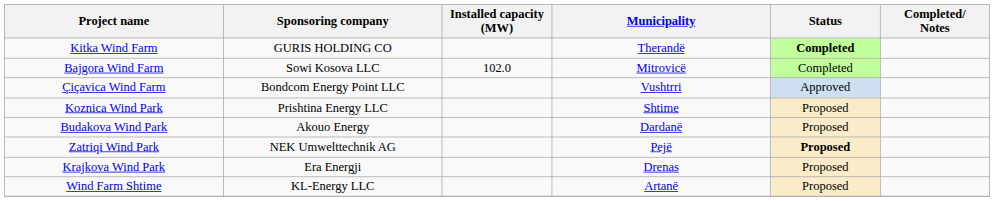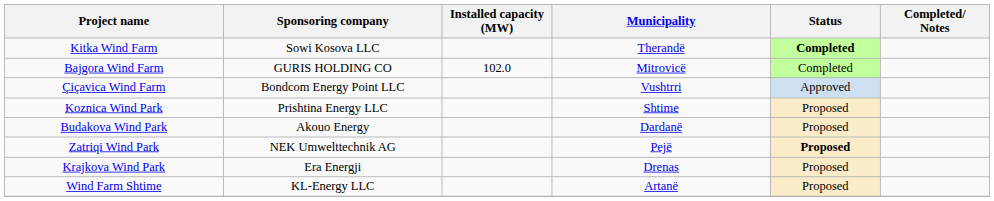(333, 48) GURIS HOLDING CO -> (333, 48) Sowi Kosova LLC
(333, 68) Sowi Kosova LLC -> (333, 68) GURIS HOLDING CO
